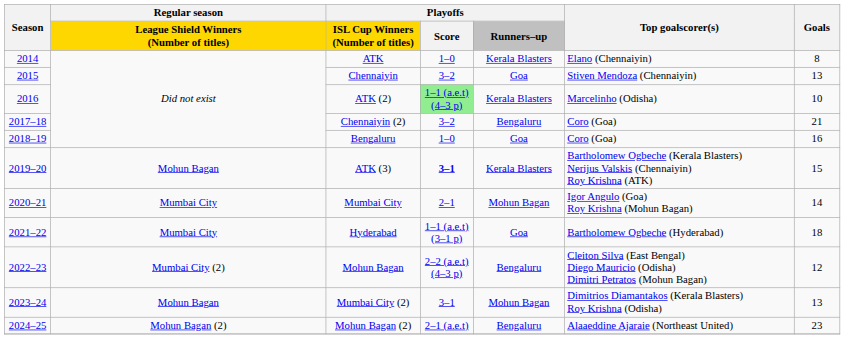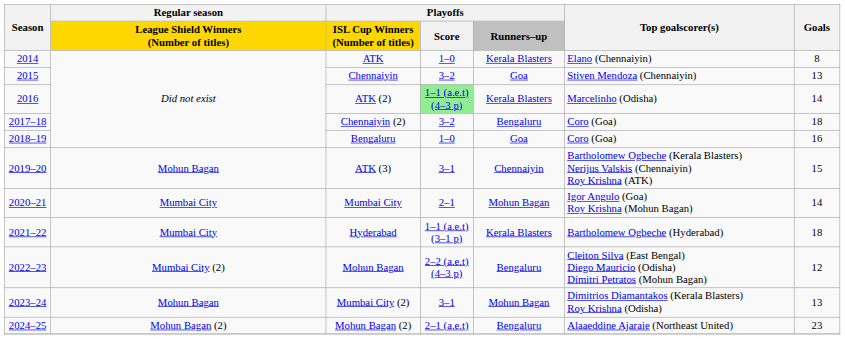(817, 99) 10 -> (817, 99) 14
(817, 122) 21 -> (817, 122) 18
(447, 168) bold -> (447, 168) normal
(519, 168) Kerala Blasters -> (519, 168) Chennaiyin
(519, 232) Goa -> (519, 232) Kerala Blasters
